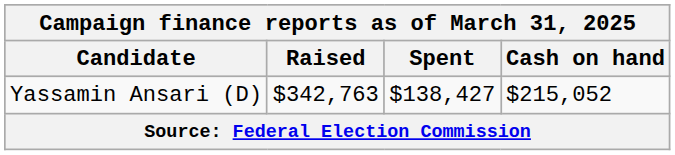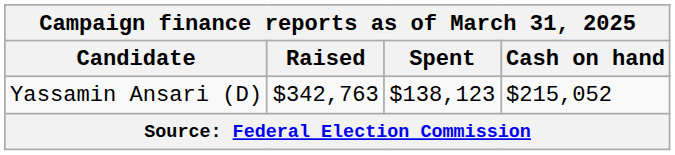(442, 95) $138,427 -> (442, 95) $138,123
